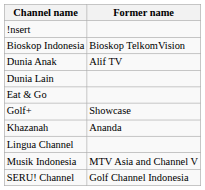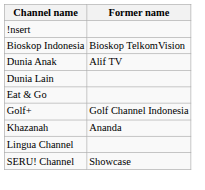(110, 111) Showcase -> (139, 111) Golf Channel Indonesia
- row: (42, 161)
(139, 177) Golf Channel Indonesia -> (110, 161) Showcase
